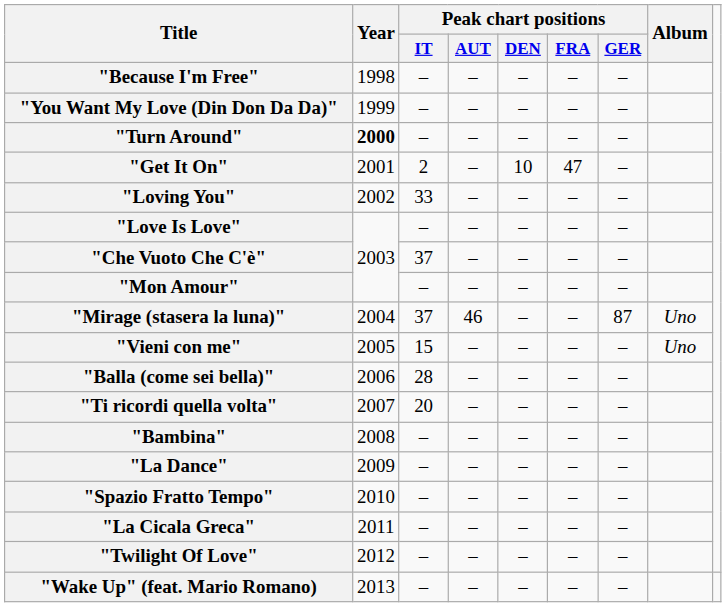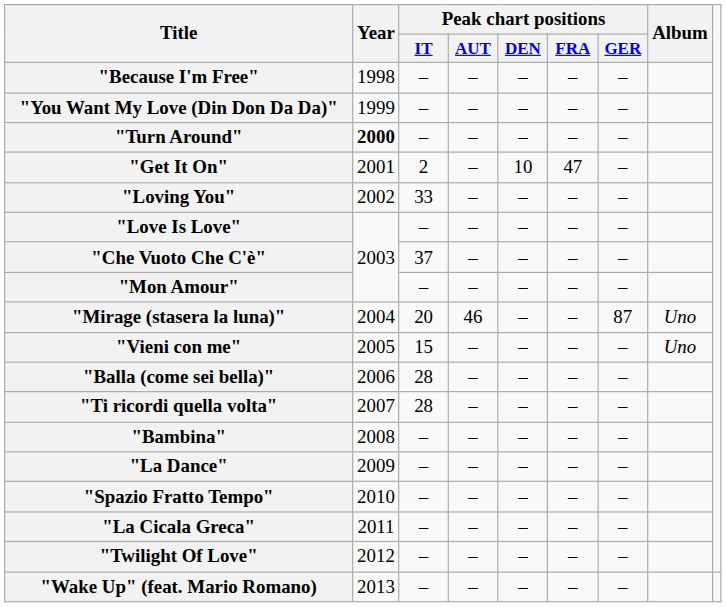(424, 316) 37 -> (424, 316) 20
(424, 406) 20 -> (424, 406) 28
